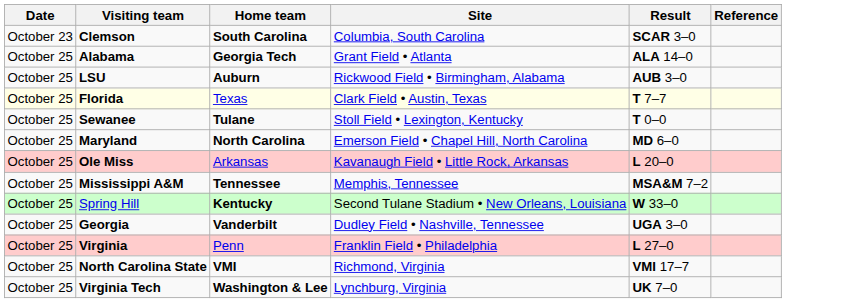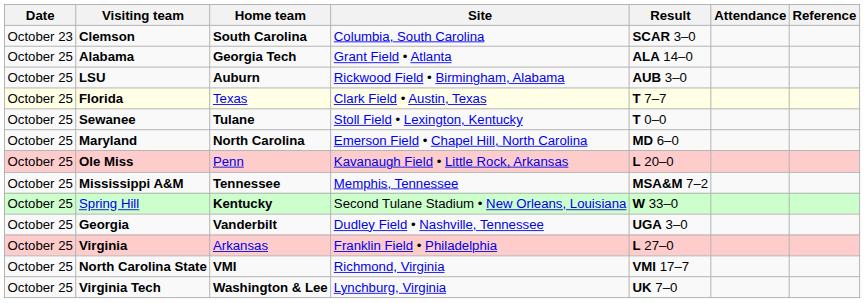+ column: (750, 15)
(240, 162) Arkansas -> (228, 162) Penn
(228, 245) Penn -> (240, 245) Arkansas
